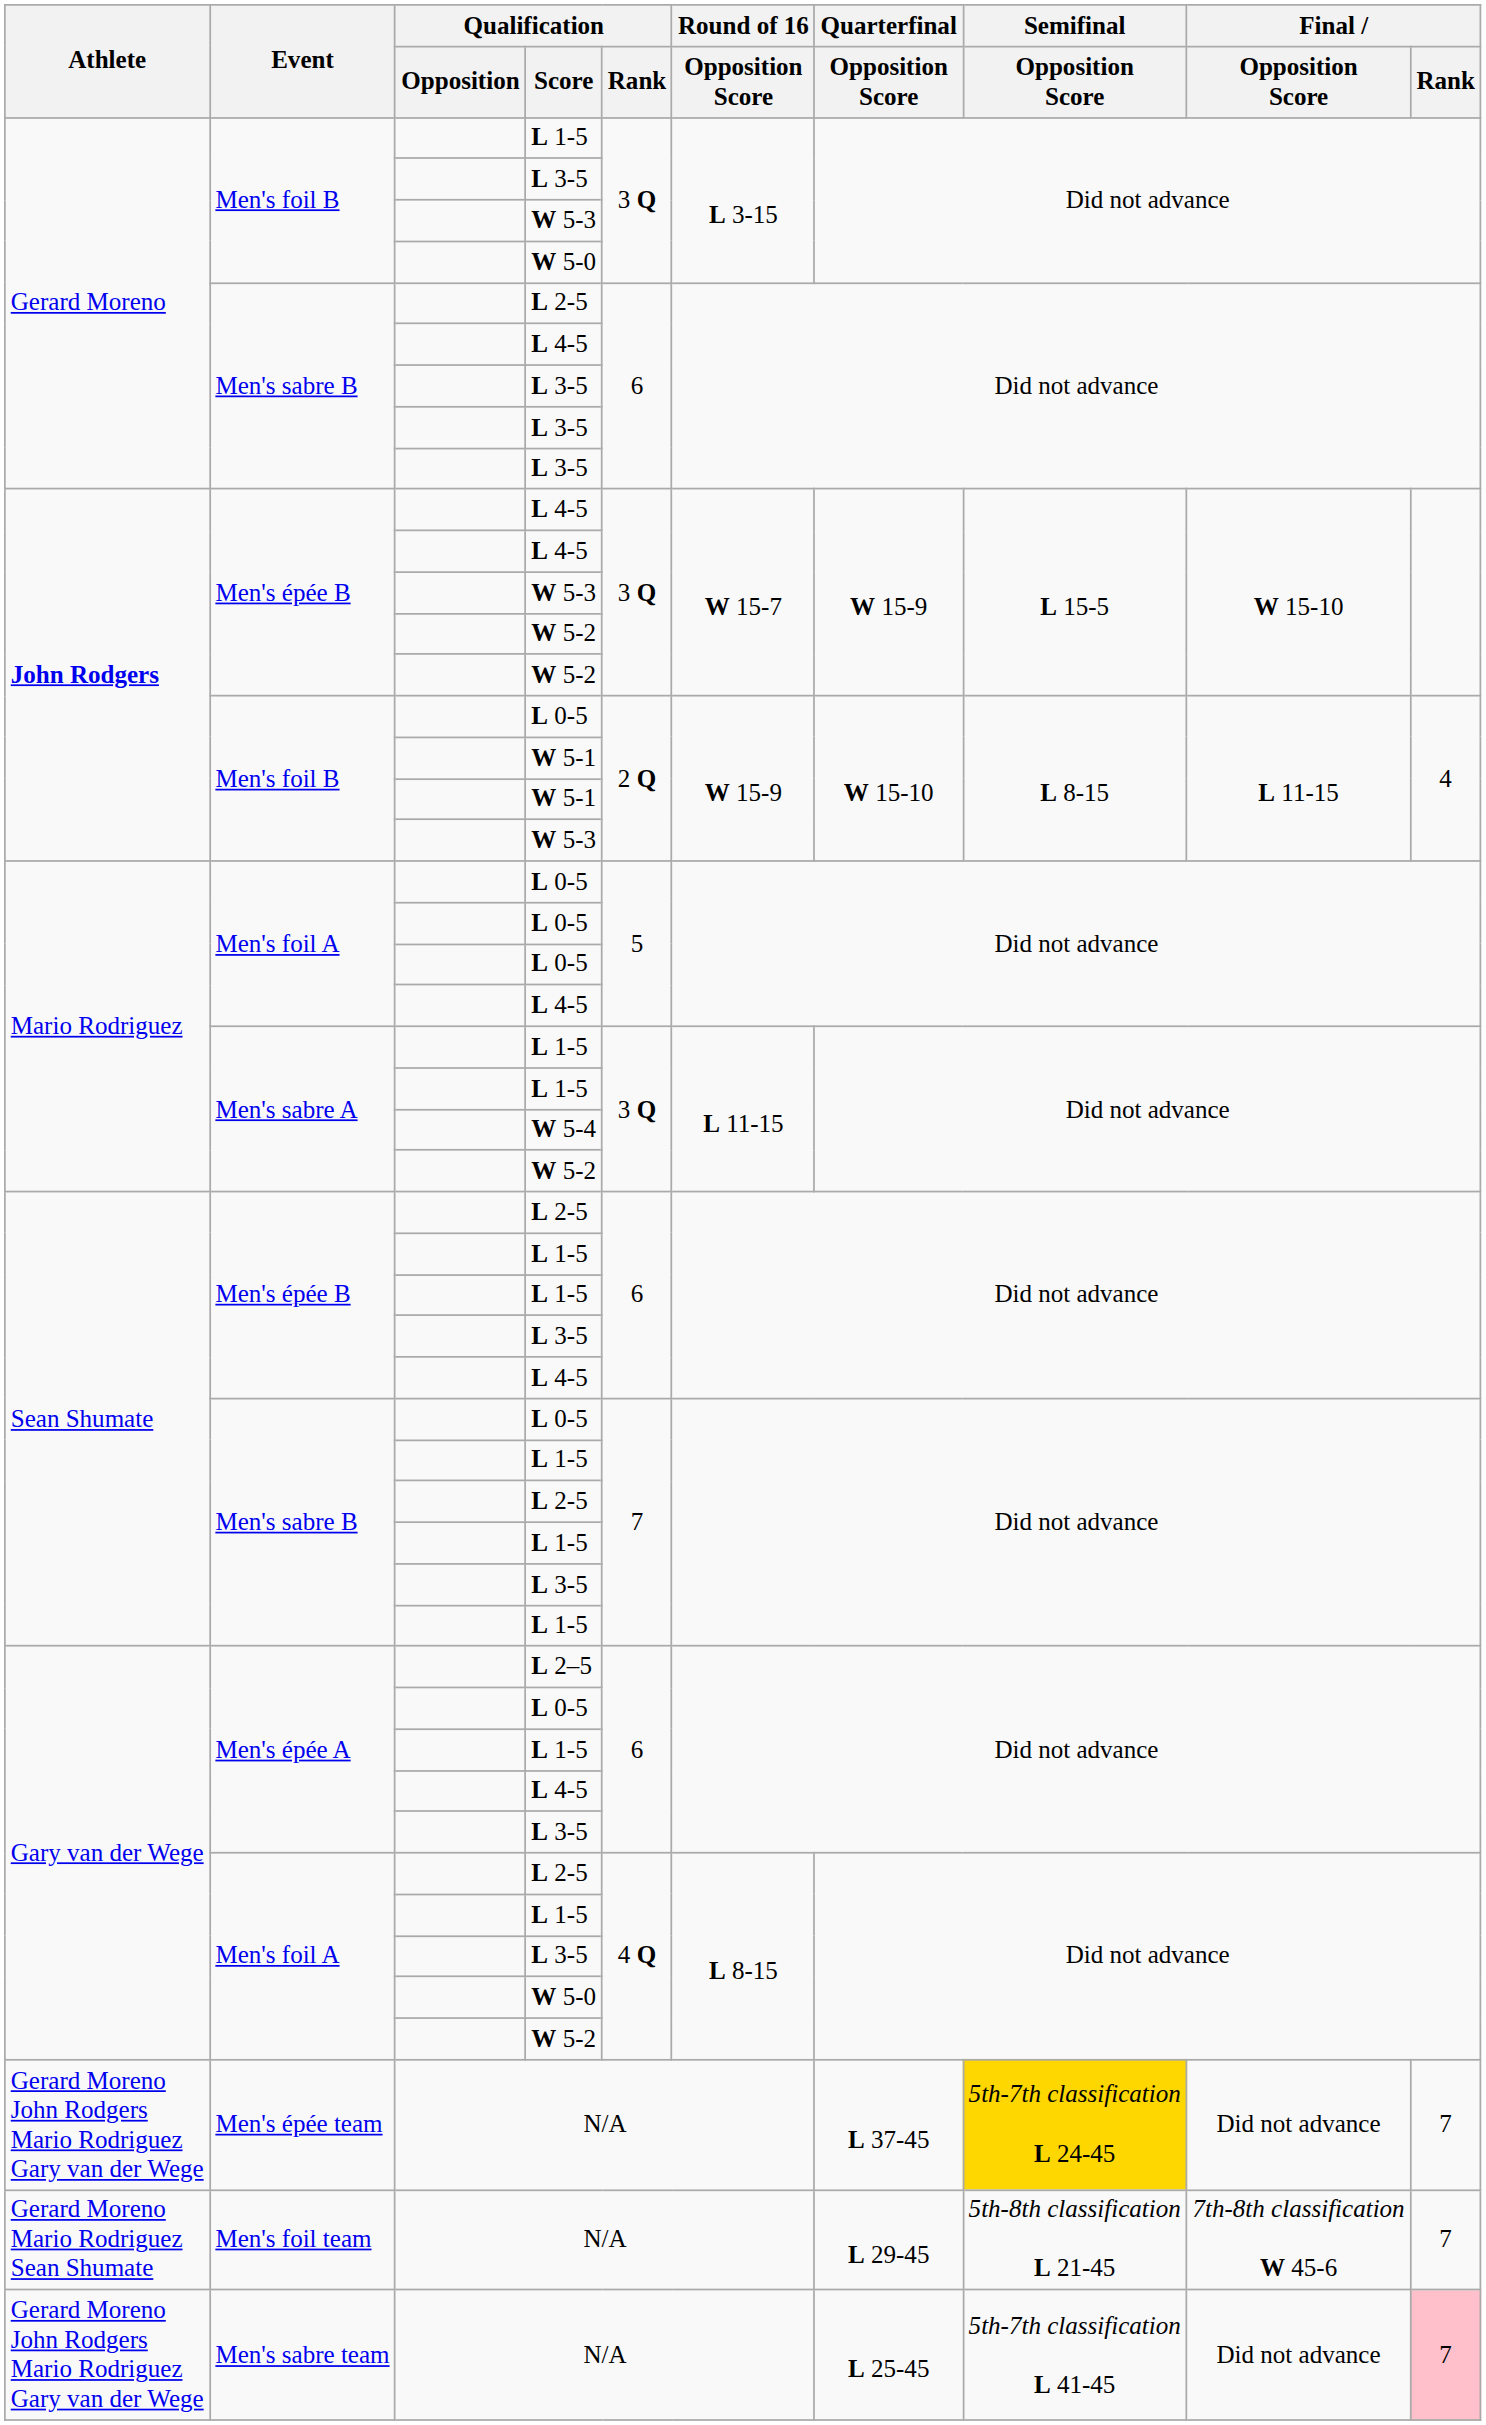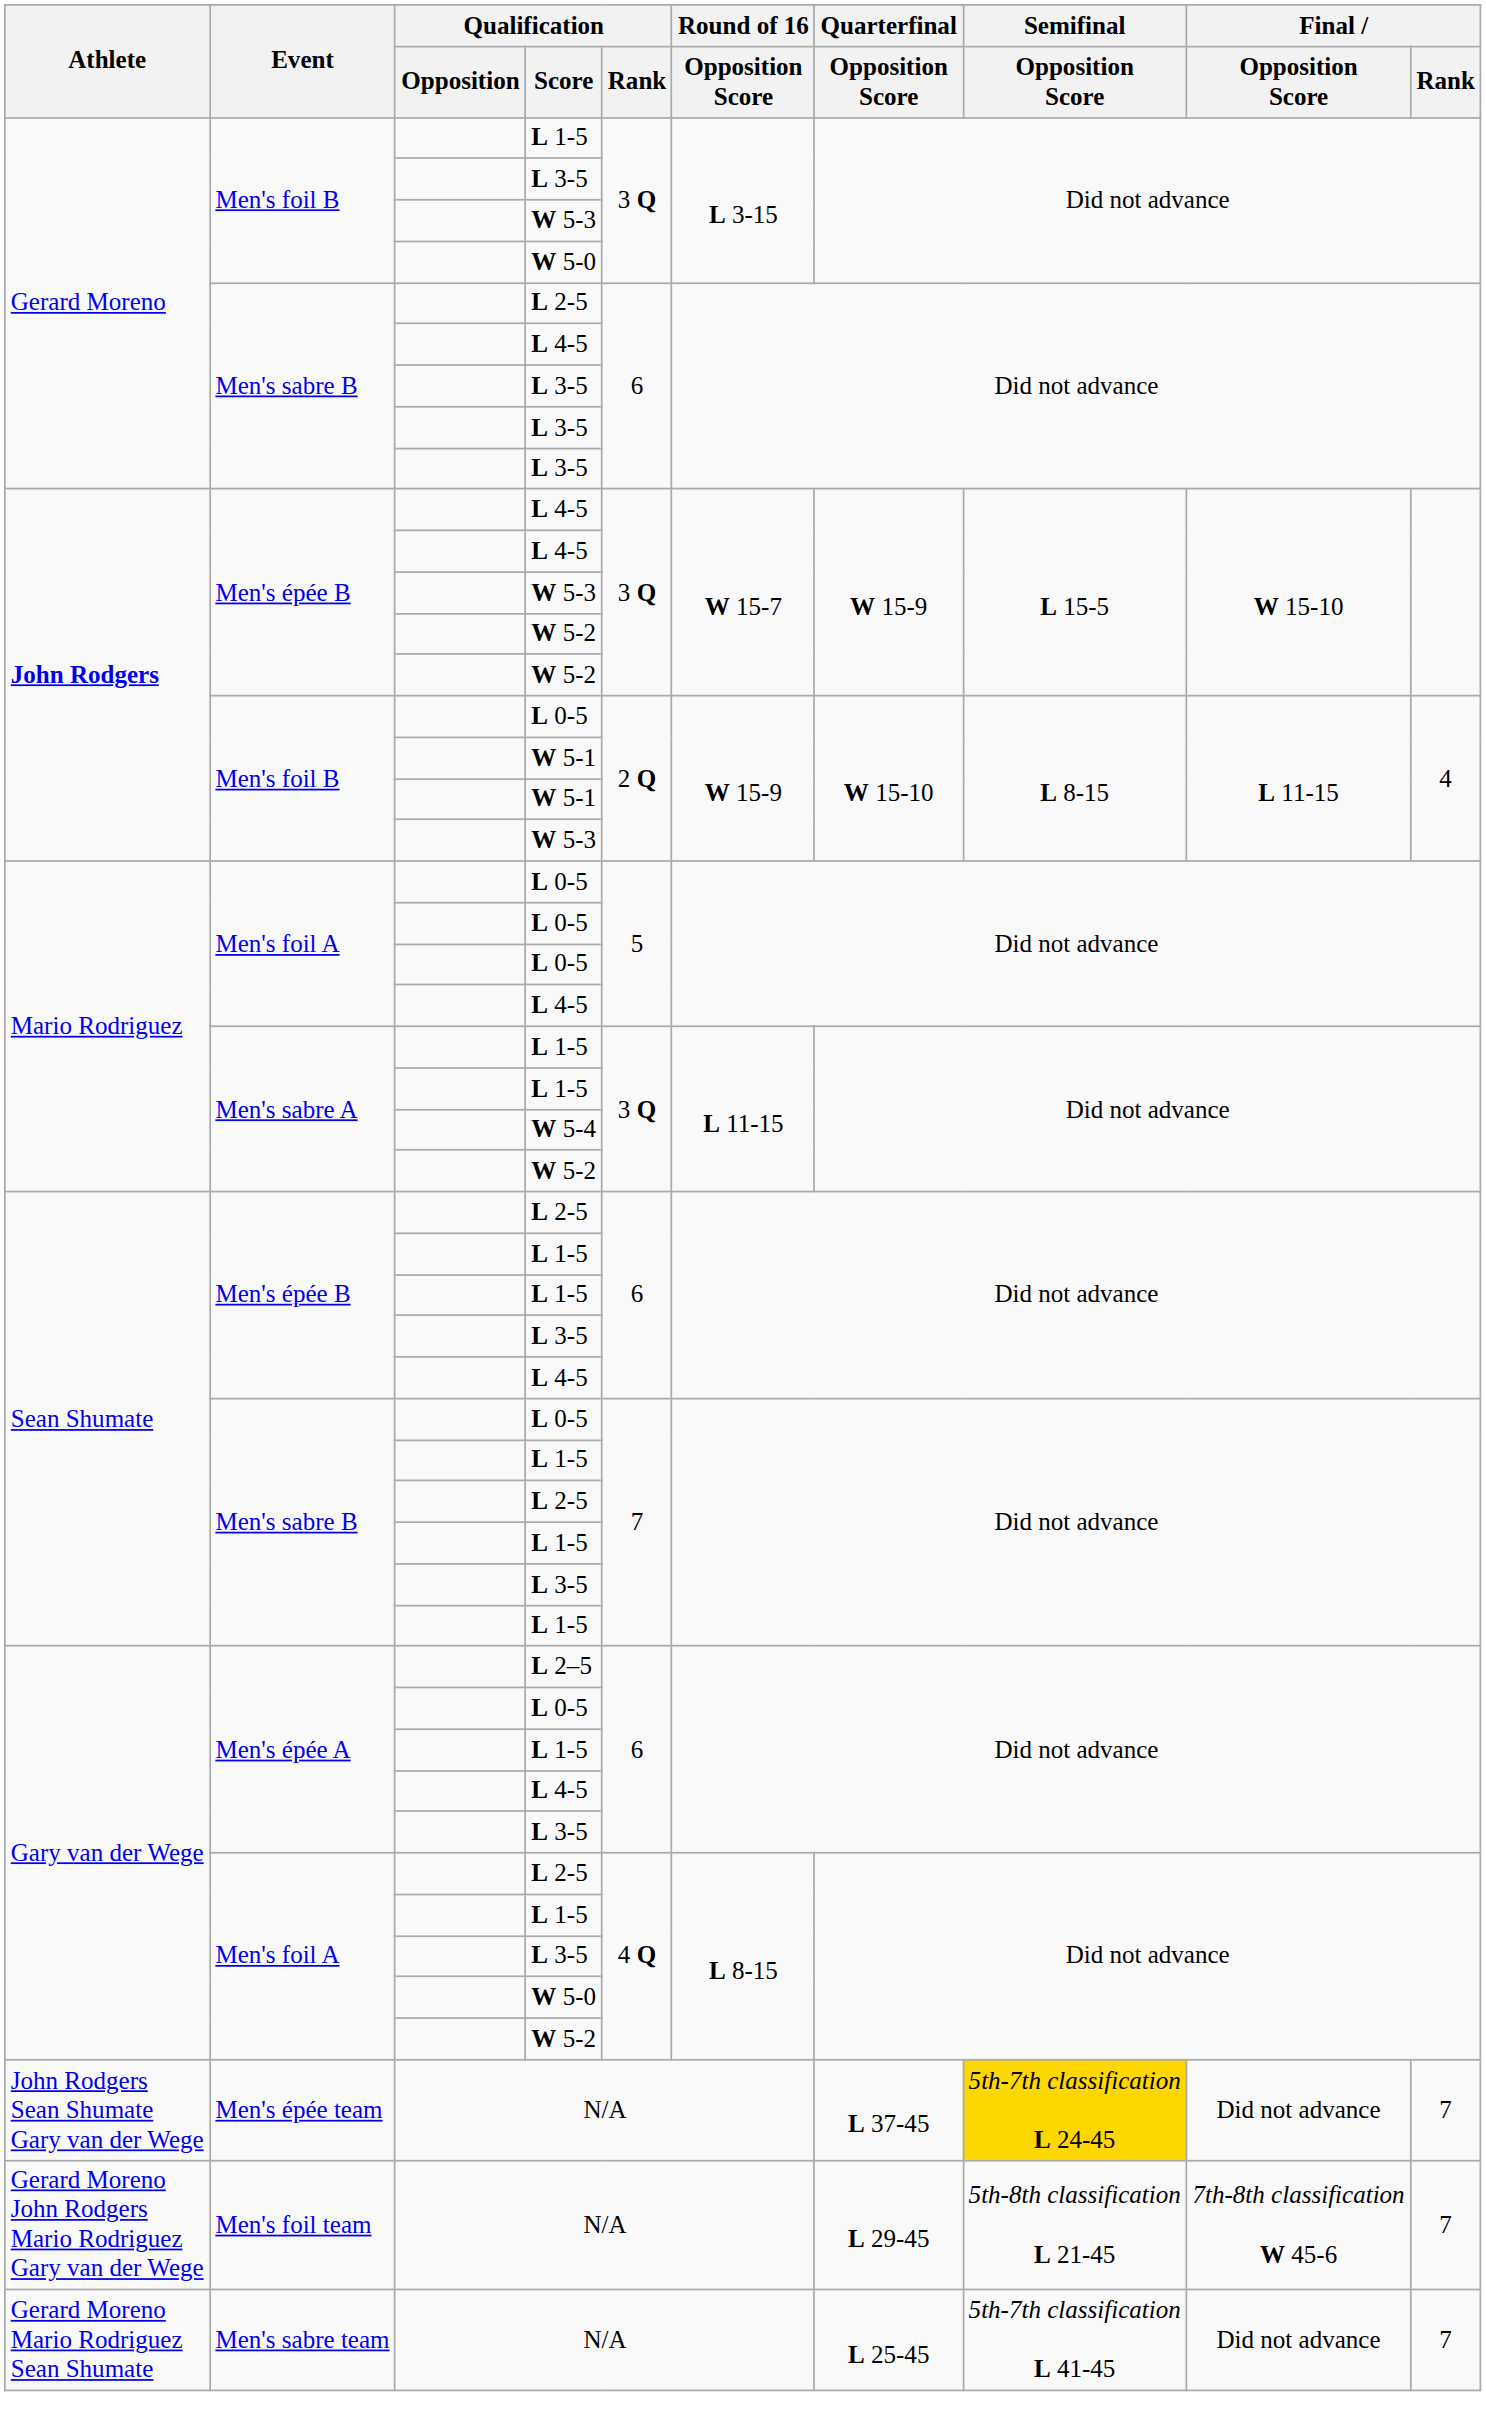(107, 2124) Gerard Moreno John Rodgers Mario Rodriguez Gary van der Wege -> (107, 2109) John Rodgers Sean Shumate Gary van der Wege
(97, 2239) Gerard Moreno Mario Rodriguez Sean Shumate -> (107, 2224) Gerard Moreno John Rodgers Mario Rodriguez Gary van der Wege
(107, 2354) Gerard Moreno John Rodgers Mario Rodriguez Gary van der Wege -> (97, 2340) Gerard Moreno Mario Rodriguez Sean Shumate
(1446, 2354) pink background -> (1446, 2340) no background
